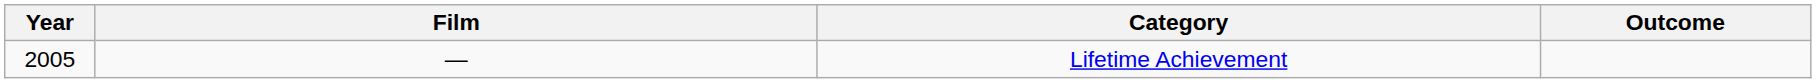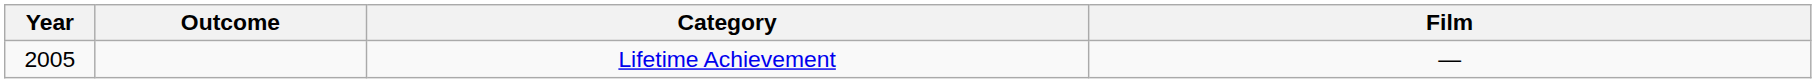columns swapped: (456, 22) <-> (1675, 22)
